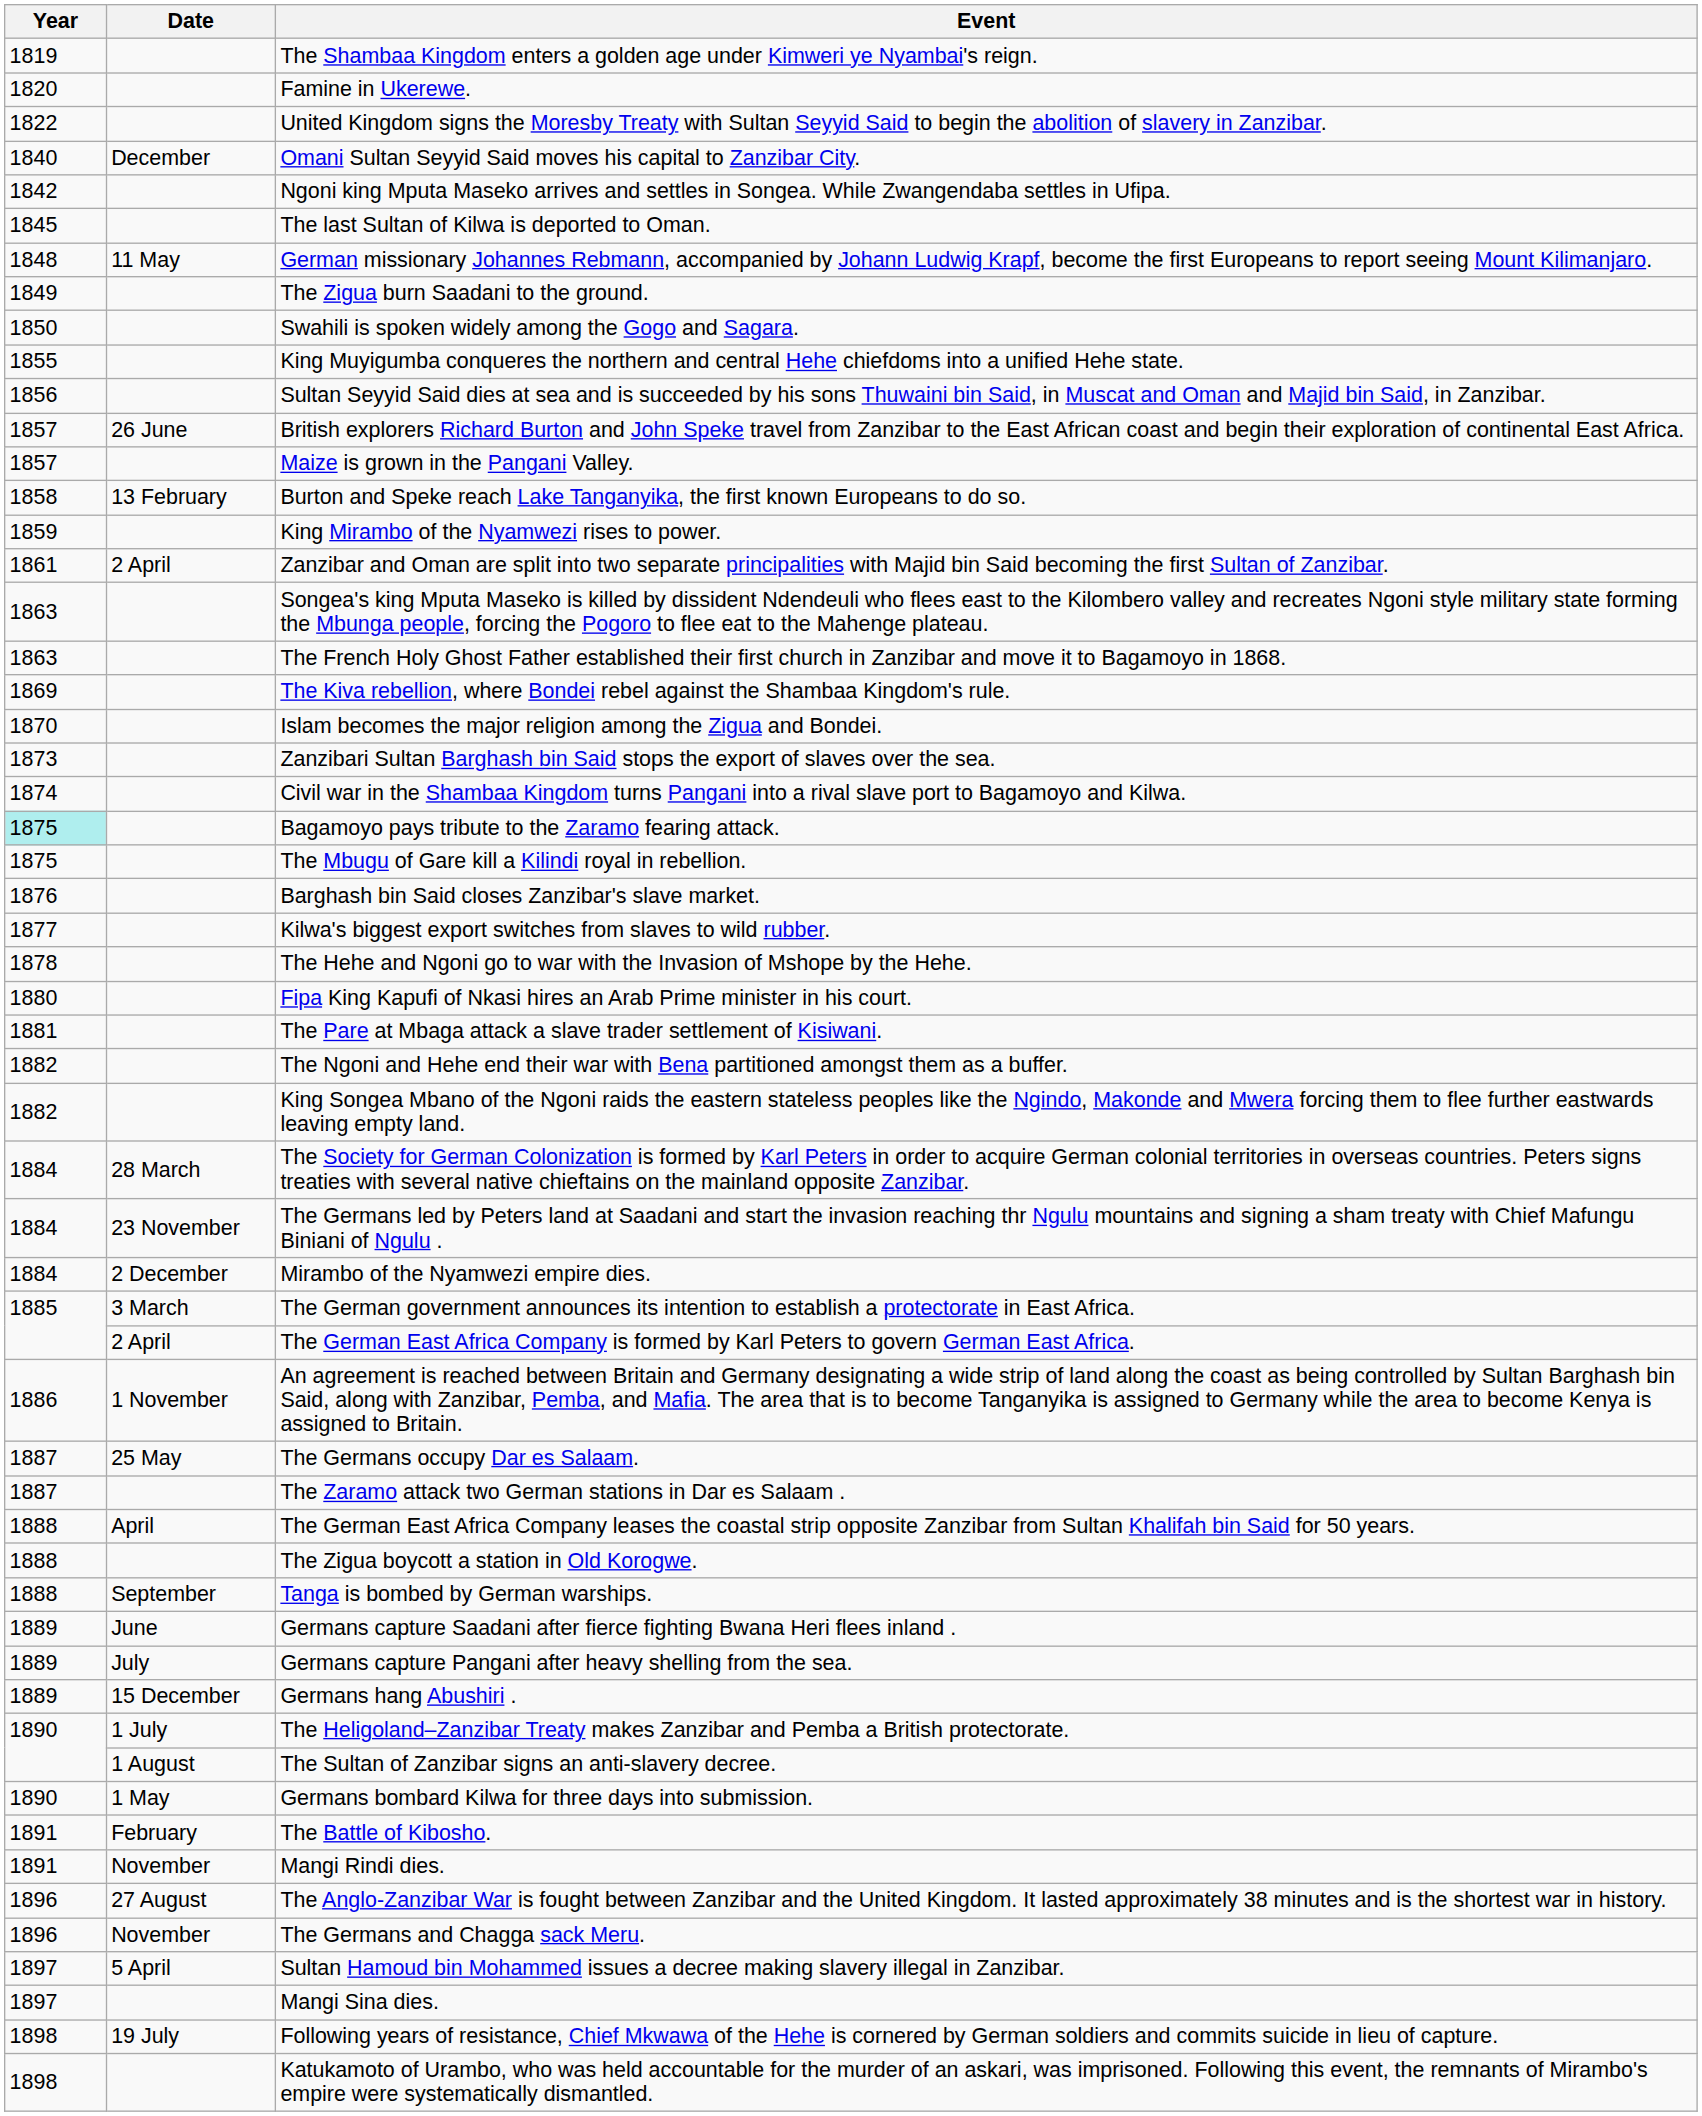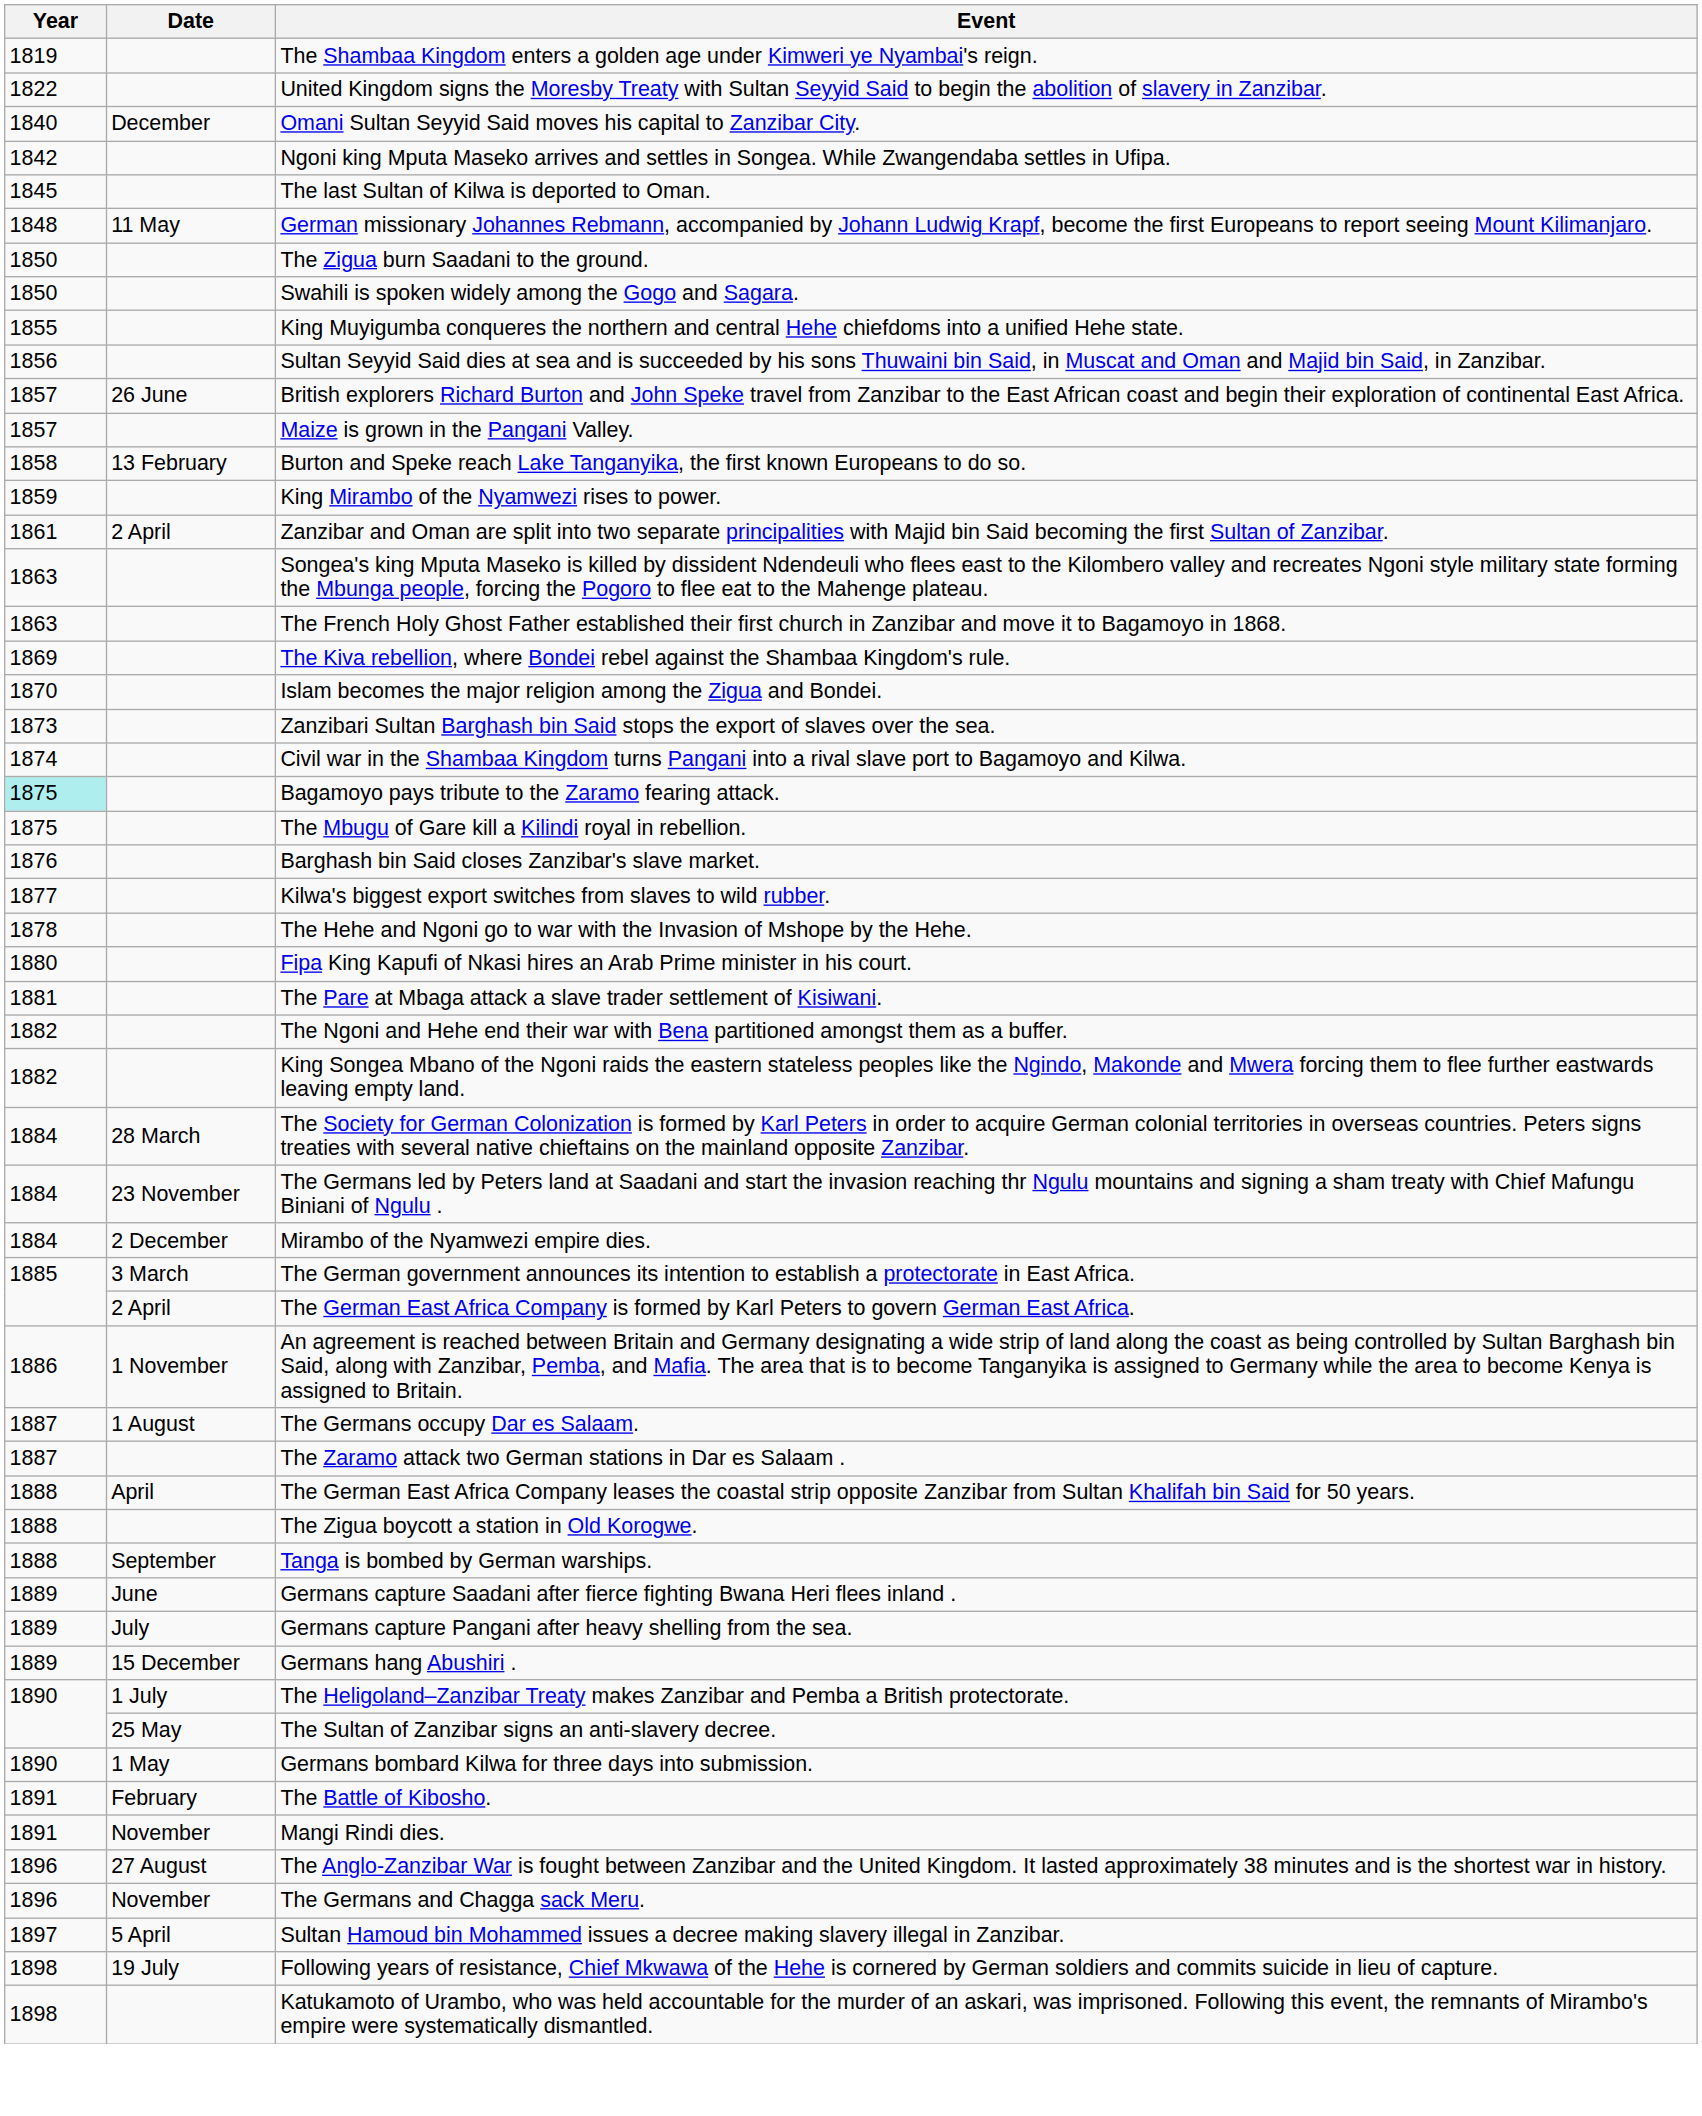- row: (376, 89)
(33, 293) 1849 -> (33, 259) 1850
(146, 1458) 25 May -> (153, 1424) 1 August
(153, 1764) 1 August -> (146, 1730) 25 May
- row: (360, 2002)
